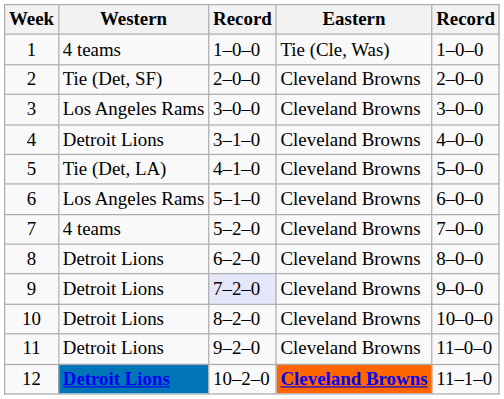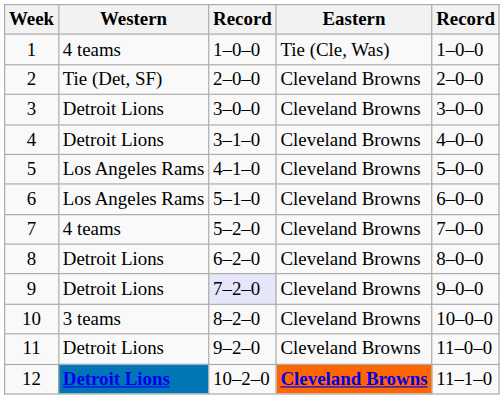(134, 109) Los Angeles Rams -> (113, 109) Detroit Lions
(115, 169) Tie (Det, LA) -> (134, 169) Los Angeles Rams
(113, 318) Detroit Lions -> (92, 318) 3 teams
